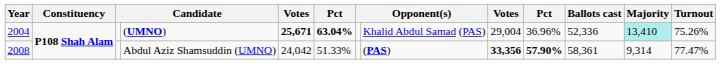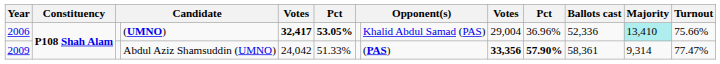(19, 31) 2004 -> (19, 31) 2006
(296, 31) 25,671 -> (296, 31) 32,417
(335, 31) 63.04% -> (335, 31) 53.05%
(691, 31) 75.26% -> (691, 31) 75.66%
(19, 50) 2008 -> (19, 50) 2009
